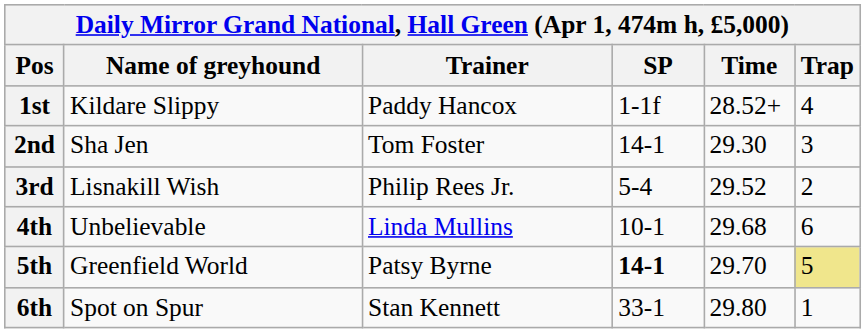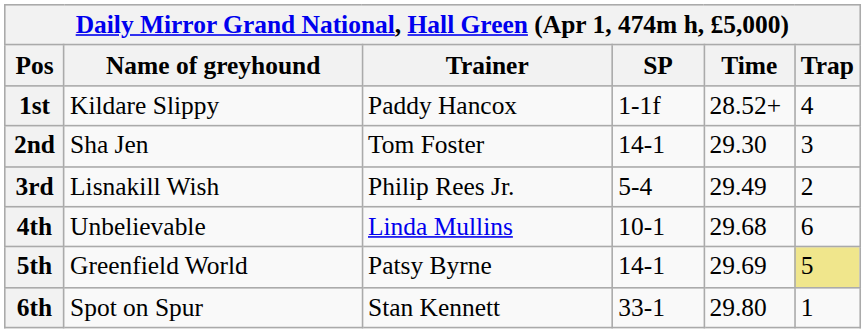(738, 186) 29.52 -> (738, 186) 29.49
(642, 266) bold -> (642, 266) normal
(738, 266) 29.70 -> (738, 266) 29.69
